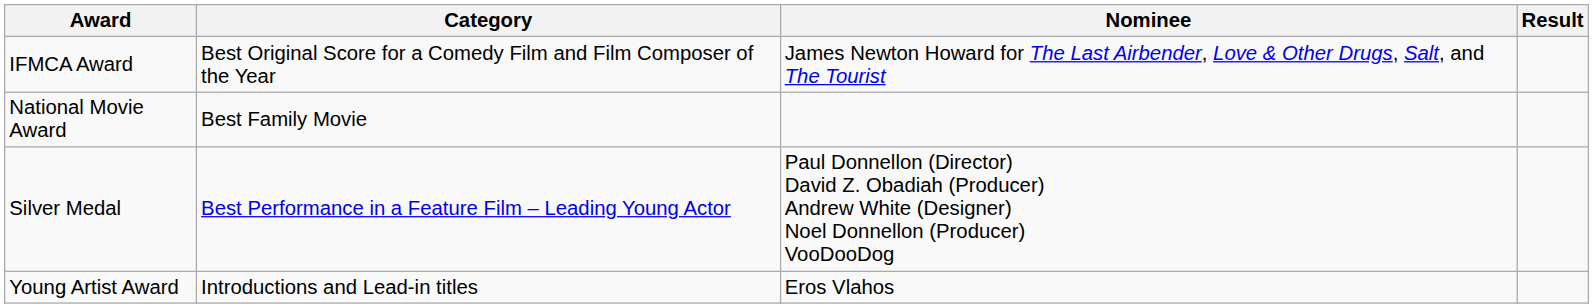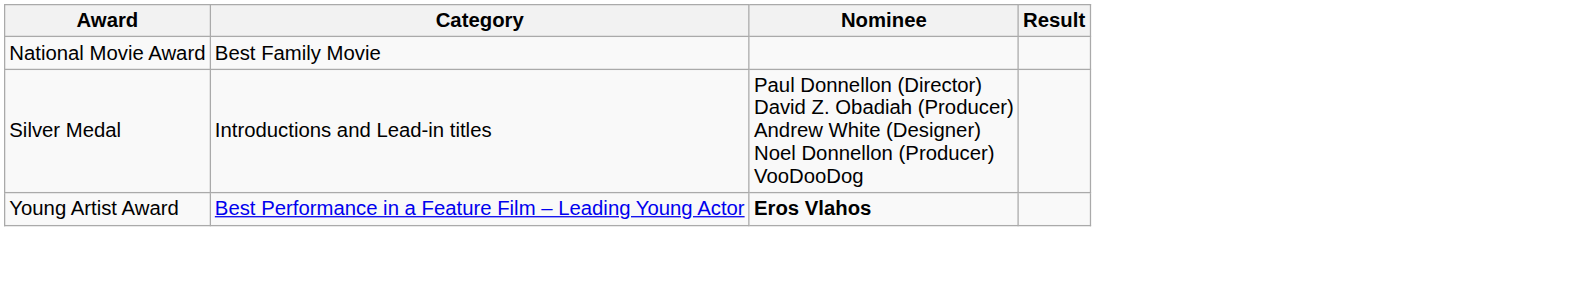- row: (71, 64)
(466, 208) Best Performance in a Feature Film – Leading Young Actor -> (353, 130) Introductions and Lead-in titles
(339, 286) Introductions and Lead-in titles -> (480, 208) Best Performance in a Feature Film – Leading Young Actor
(839, 286) normal -> (813, 208) bold
